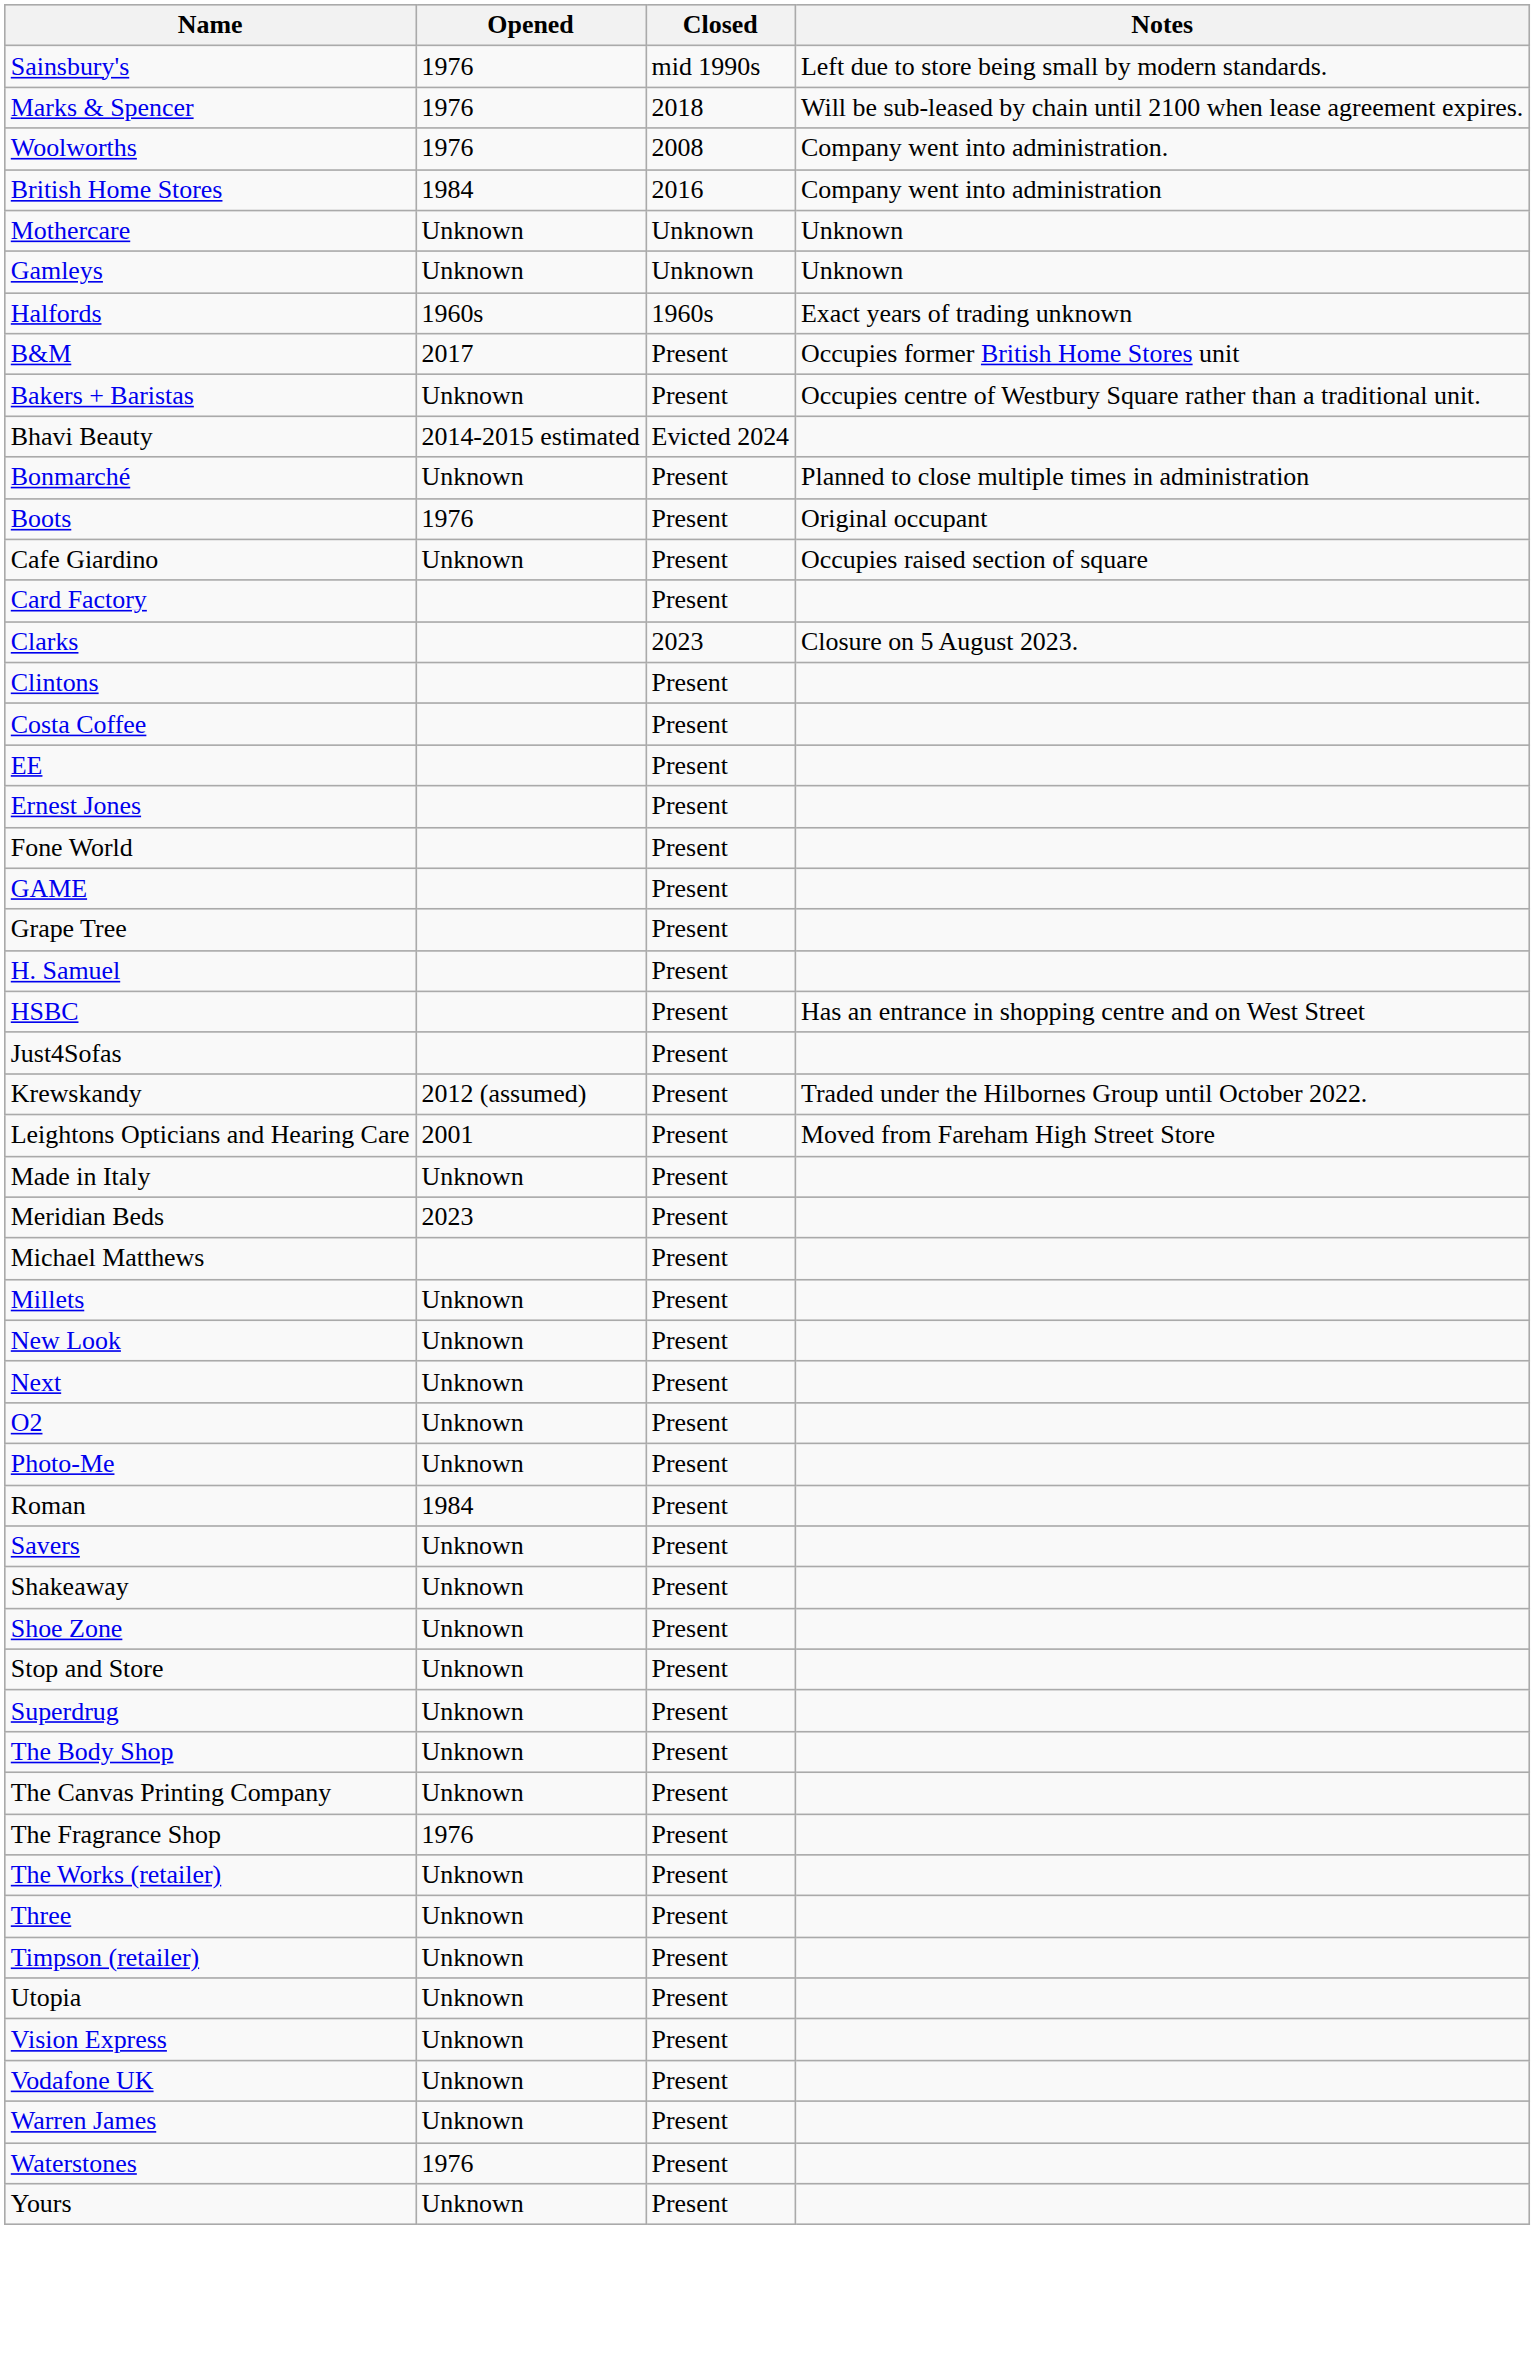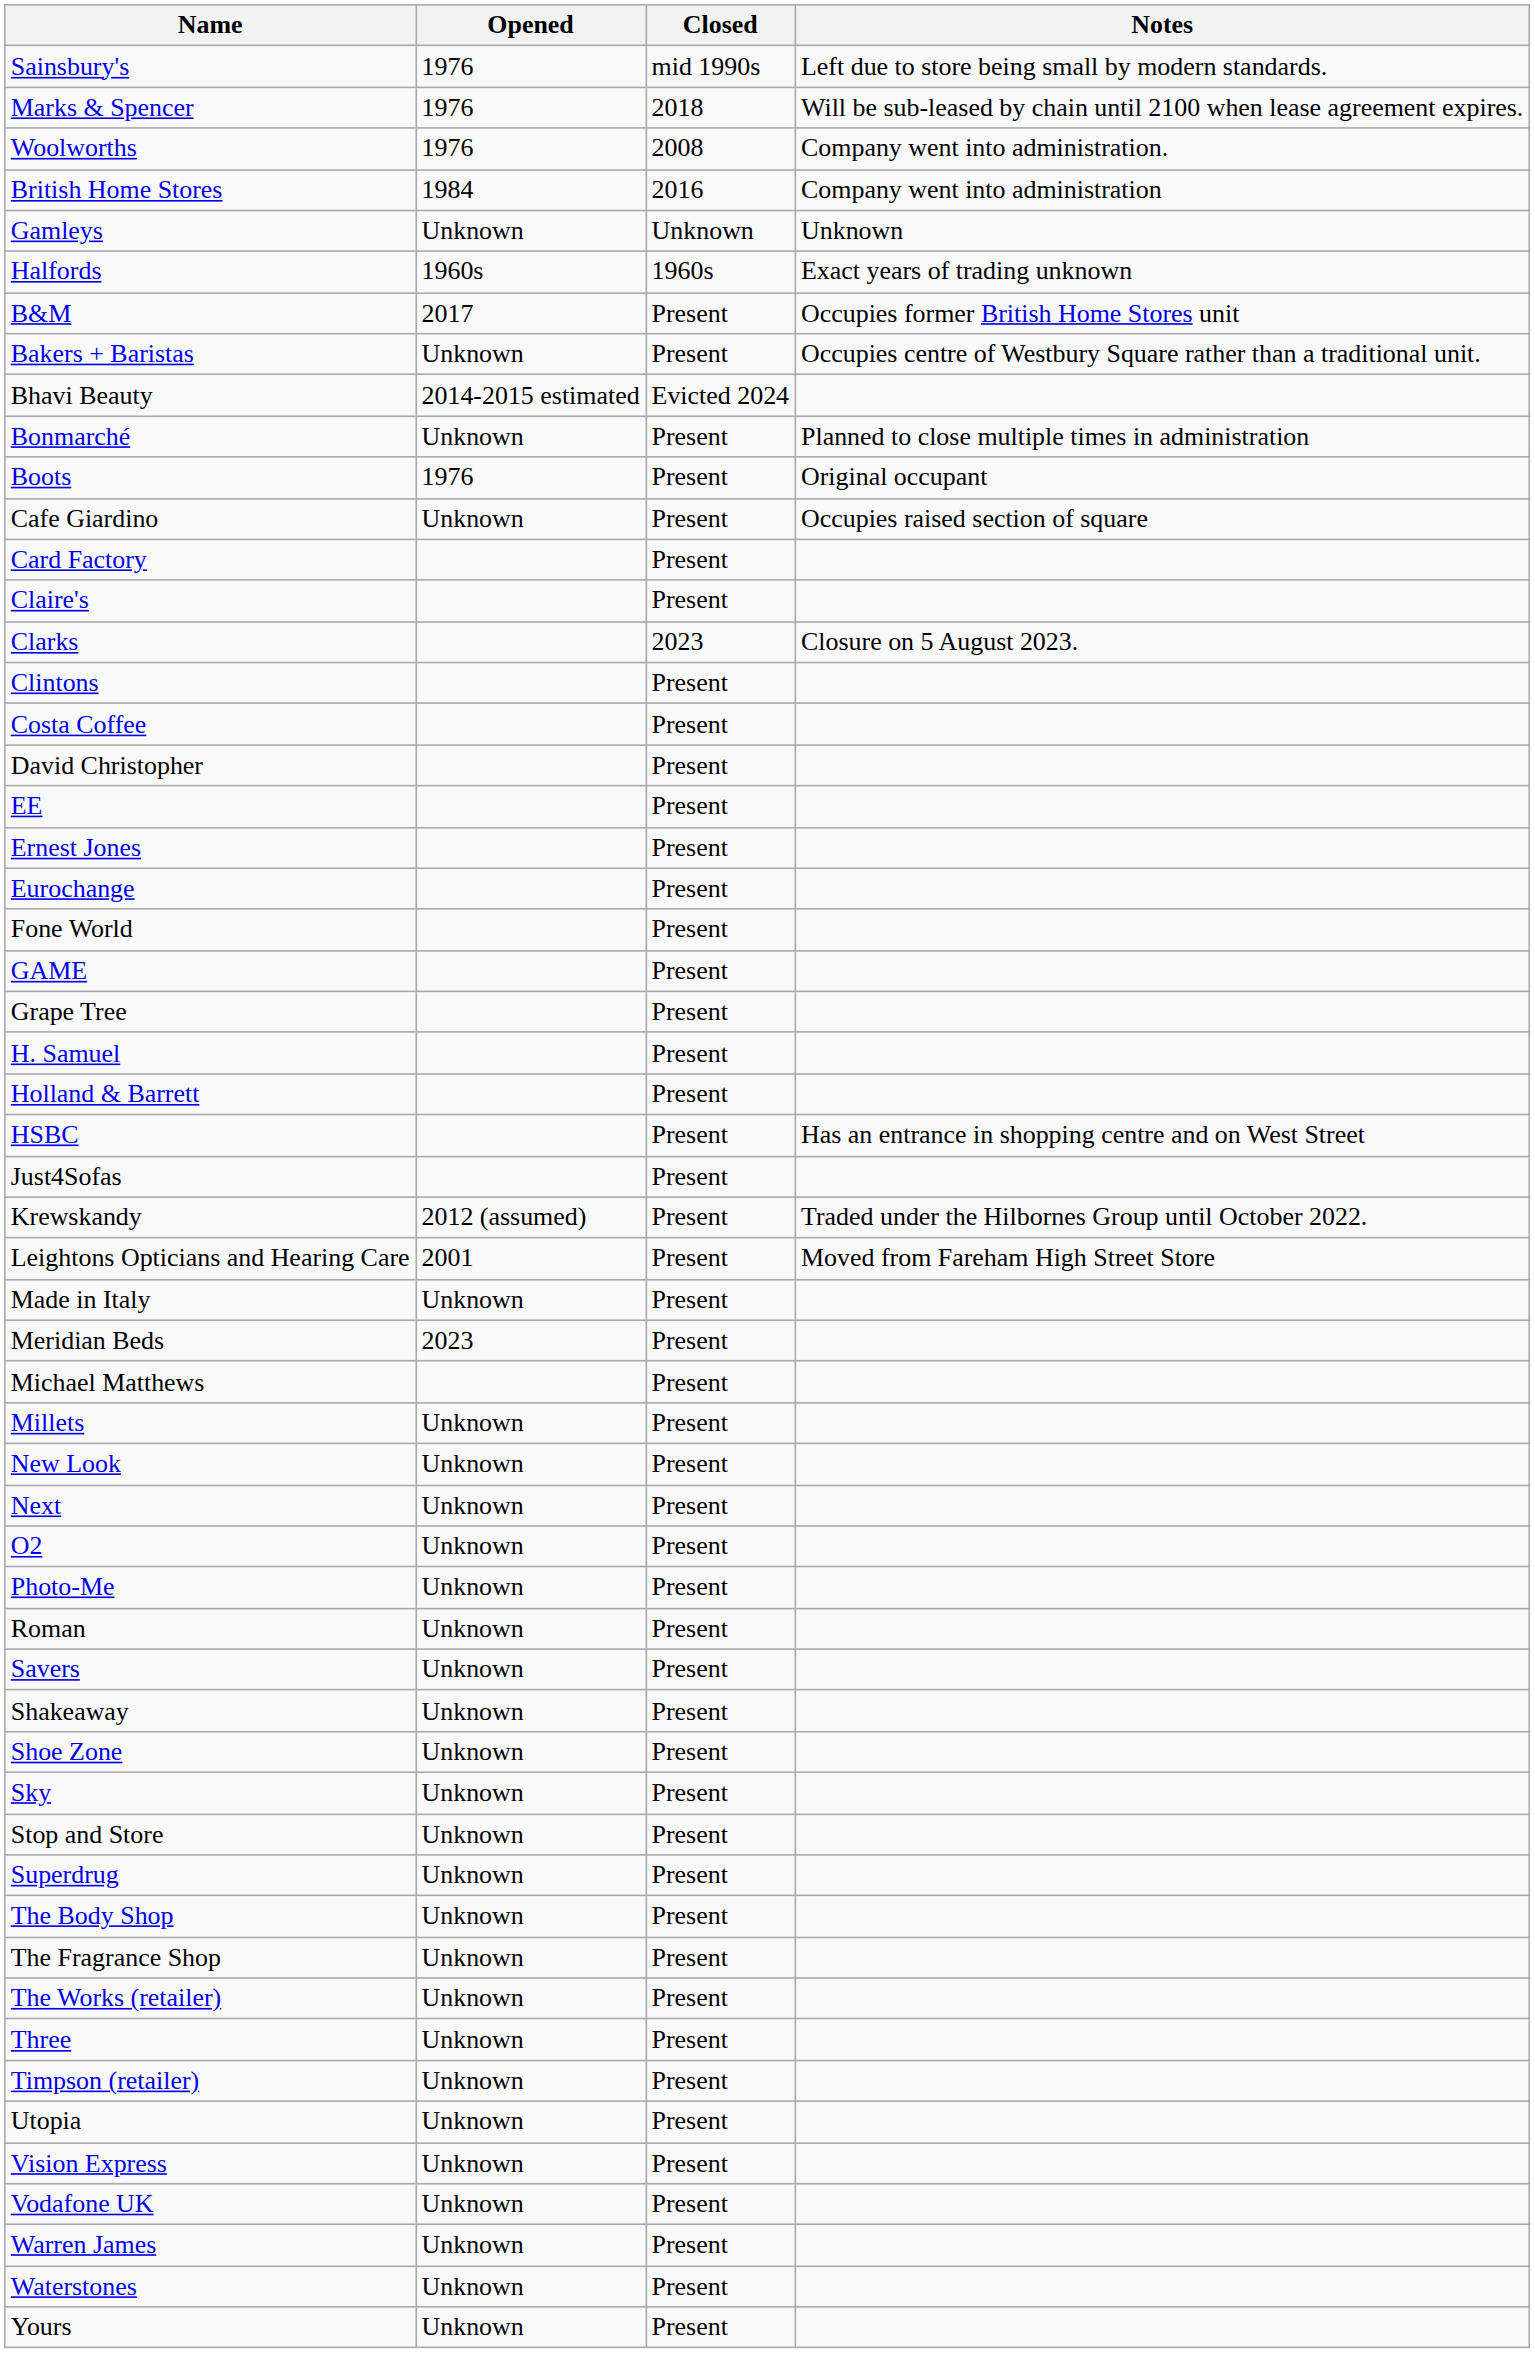- row: (71, 230)
+ row: (50, 600)
+ row: (107, 764)
+ row: (73, 888)
+ row: (105, 1093)
(447, 1504) 1984 -> (473, 1628) Unknown
+ row: (31, 1792)
- row: (171, 1792)
(447, 1833) 1976 -> (473, 1957) Unknown
(447, 2162) 1976 -> (473, 2285) Unknown
